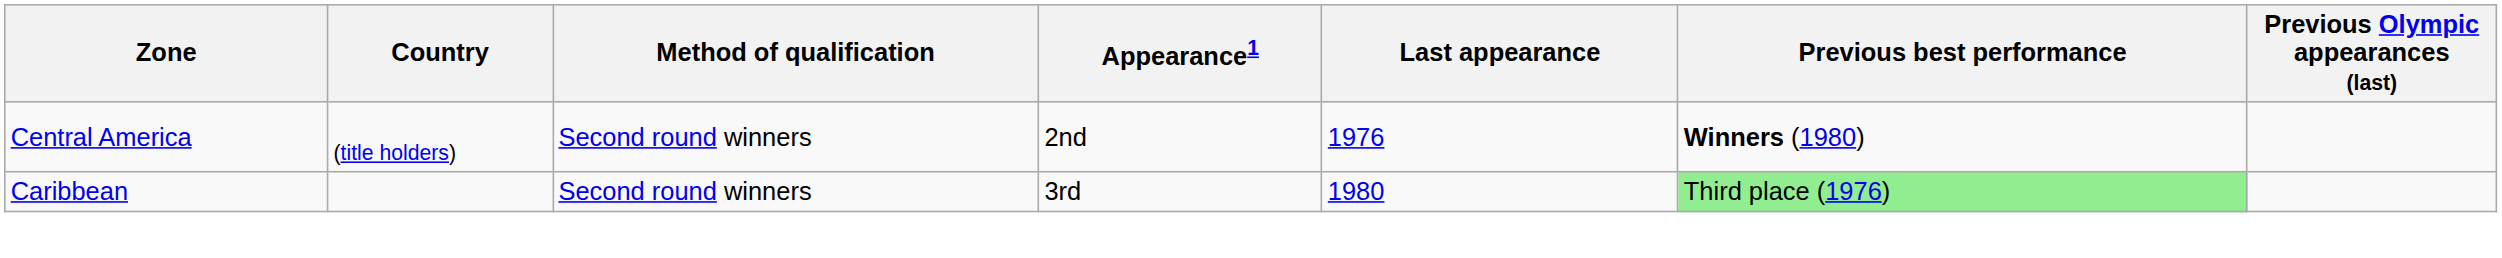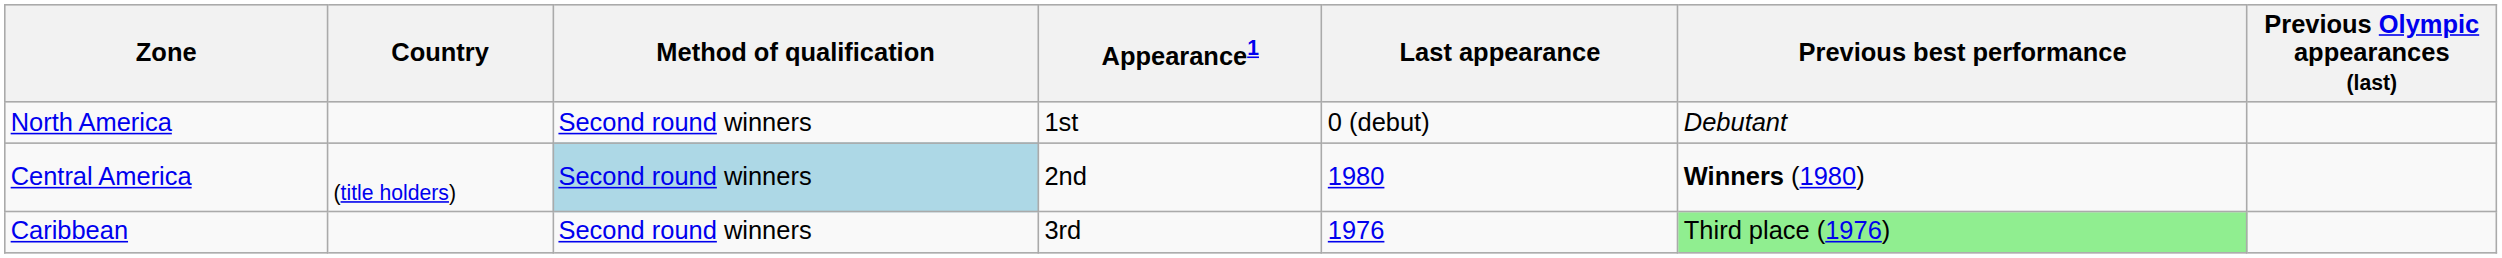+ row: (91, 122)
(685, 136) no background -> (685, 176) lightblue background
(1356, 136) 1976 -> (1356, 176) 1980
(1356, 191) 1980 -> (1356, 231) 1976
